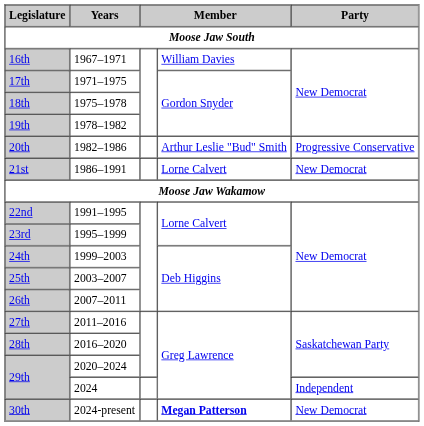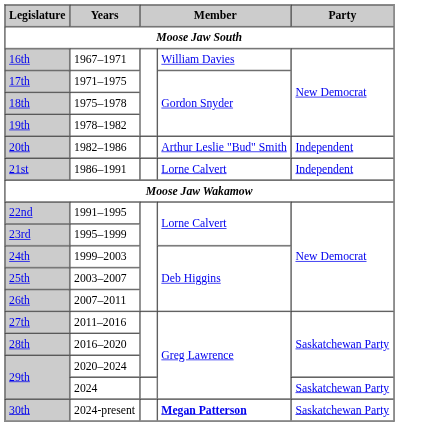(355, 147) Progressive Conservative -> (324, 147) Independent
(331, 169) New Democrat -> (324, 169) Independent
(324, 388) Independent -> (342, 388) Saskatchewan Party
(331, 410) New Democrat -> (342, 410) Saskatchewan Party
